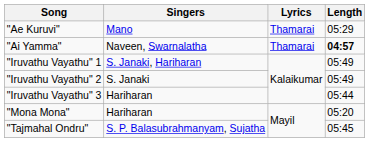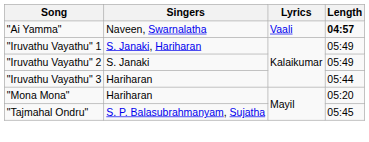- row: (33, 29)
(292, 46) Thamarai -> (281, 29) Vaali
